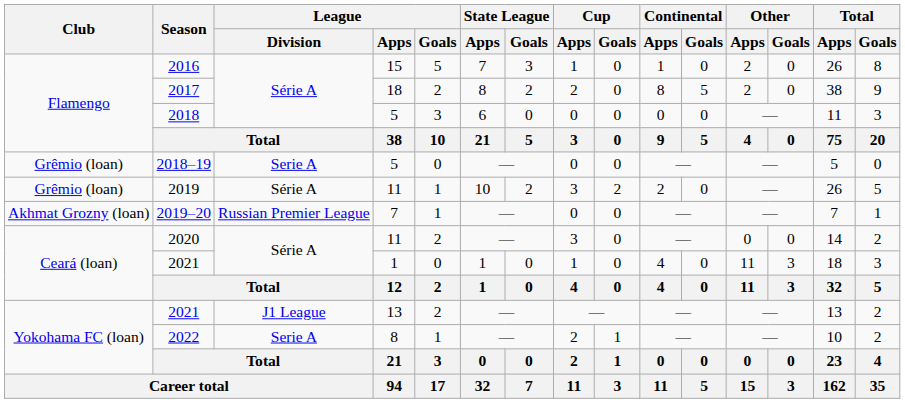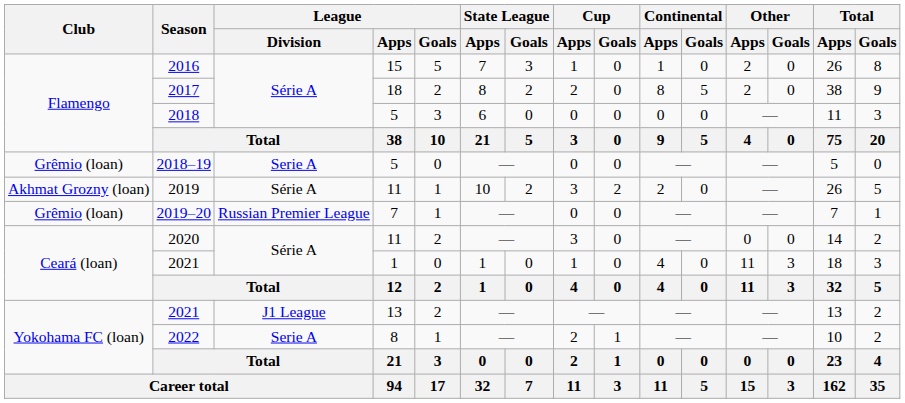(79, 189) Grêmio (loan) -> (79, 189) Akhmat Grozny (loan)
(79, 213) Akhmat Grozny (loan) -> (79, 213) Grêmio (loan)
